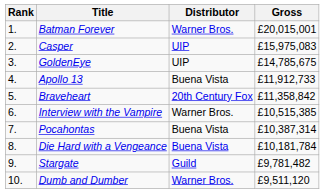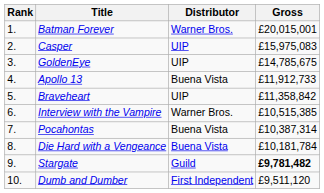(212, 96) 20th Century Fox -> (180, 96) UIP
(284, 163) normal -> (285, 163) bold
(203, 180) Warner Bros. -> (212, 180) First Independent
